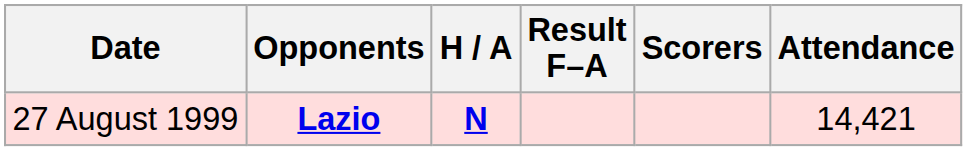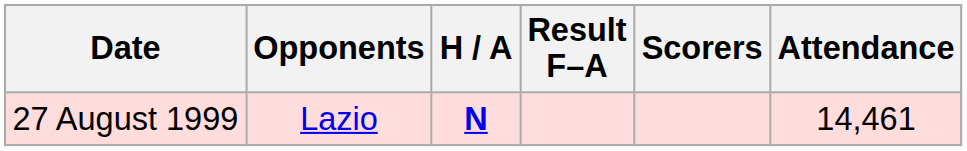(339, 118) bold -> (339, 118) normal
(866, 118) 14,421 -> (866, 118) 14,461
